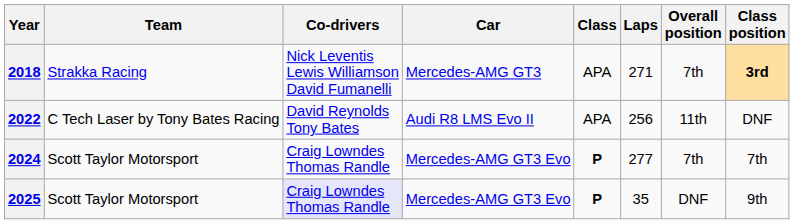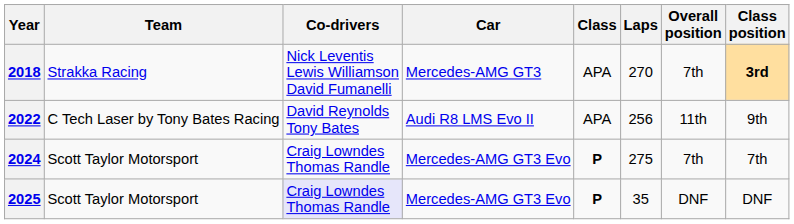(641, 72) 271 -> (641, 72) 270
(757, 120) DNF -> (757, 120) 9th
(641, 160) 277 -> (641, 160) 275
(757, 199) 9th -> (757, 199) DNF
